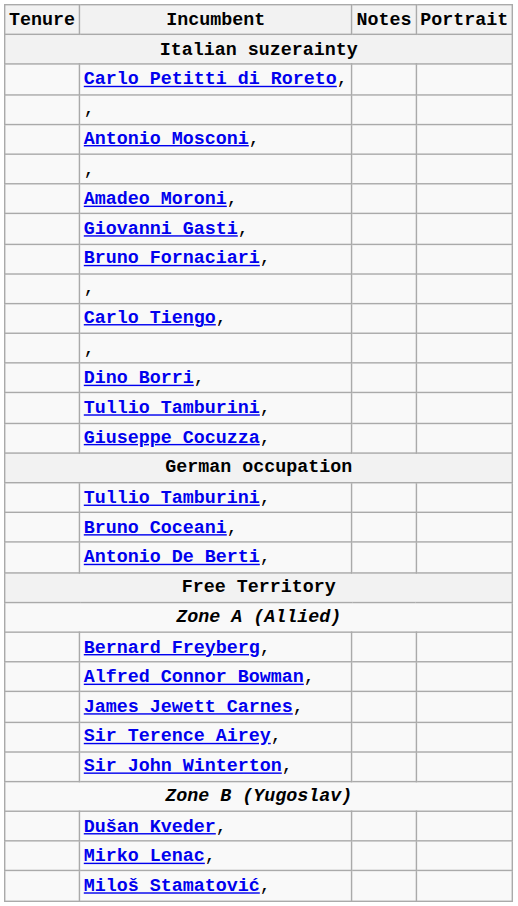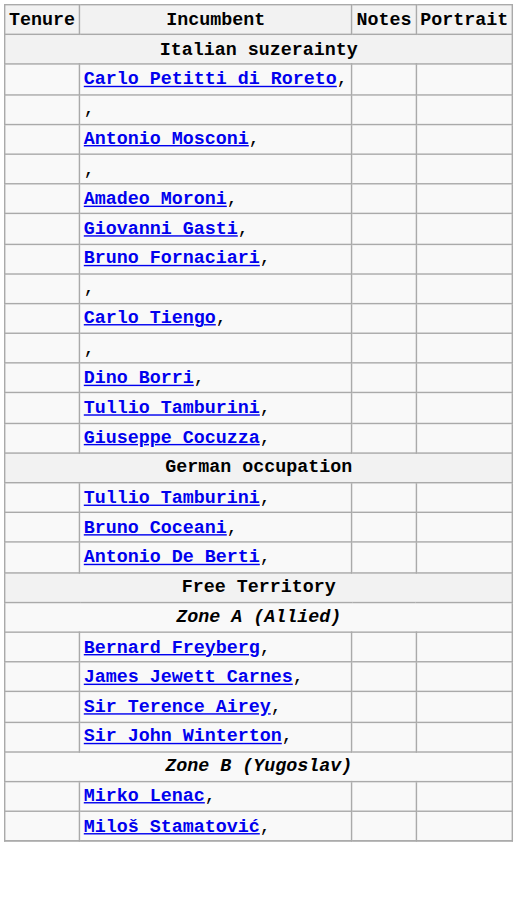- row: (42, 677)
- row: (42, 826)
